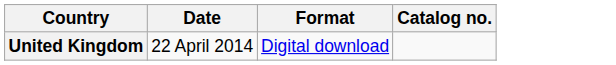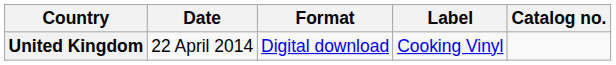+ column: (450, 18)
